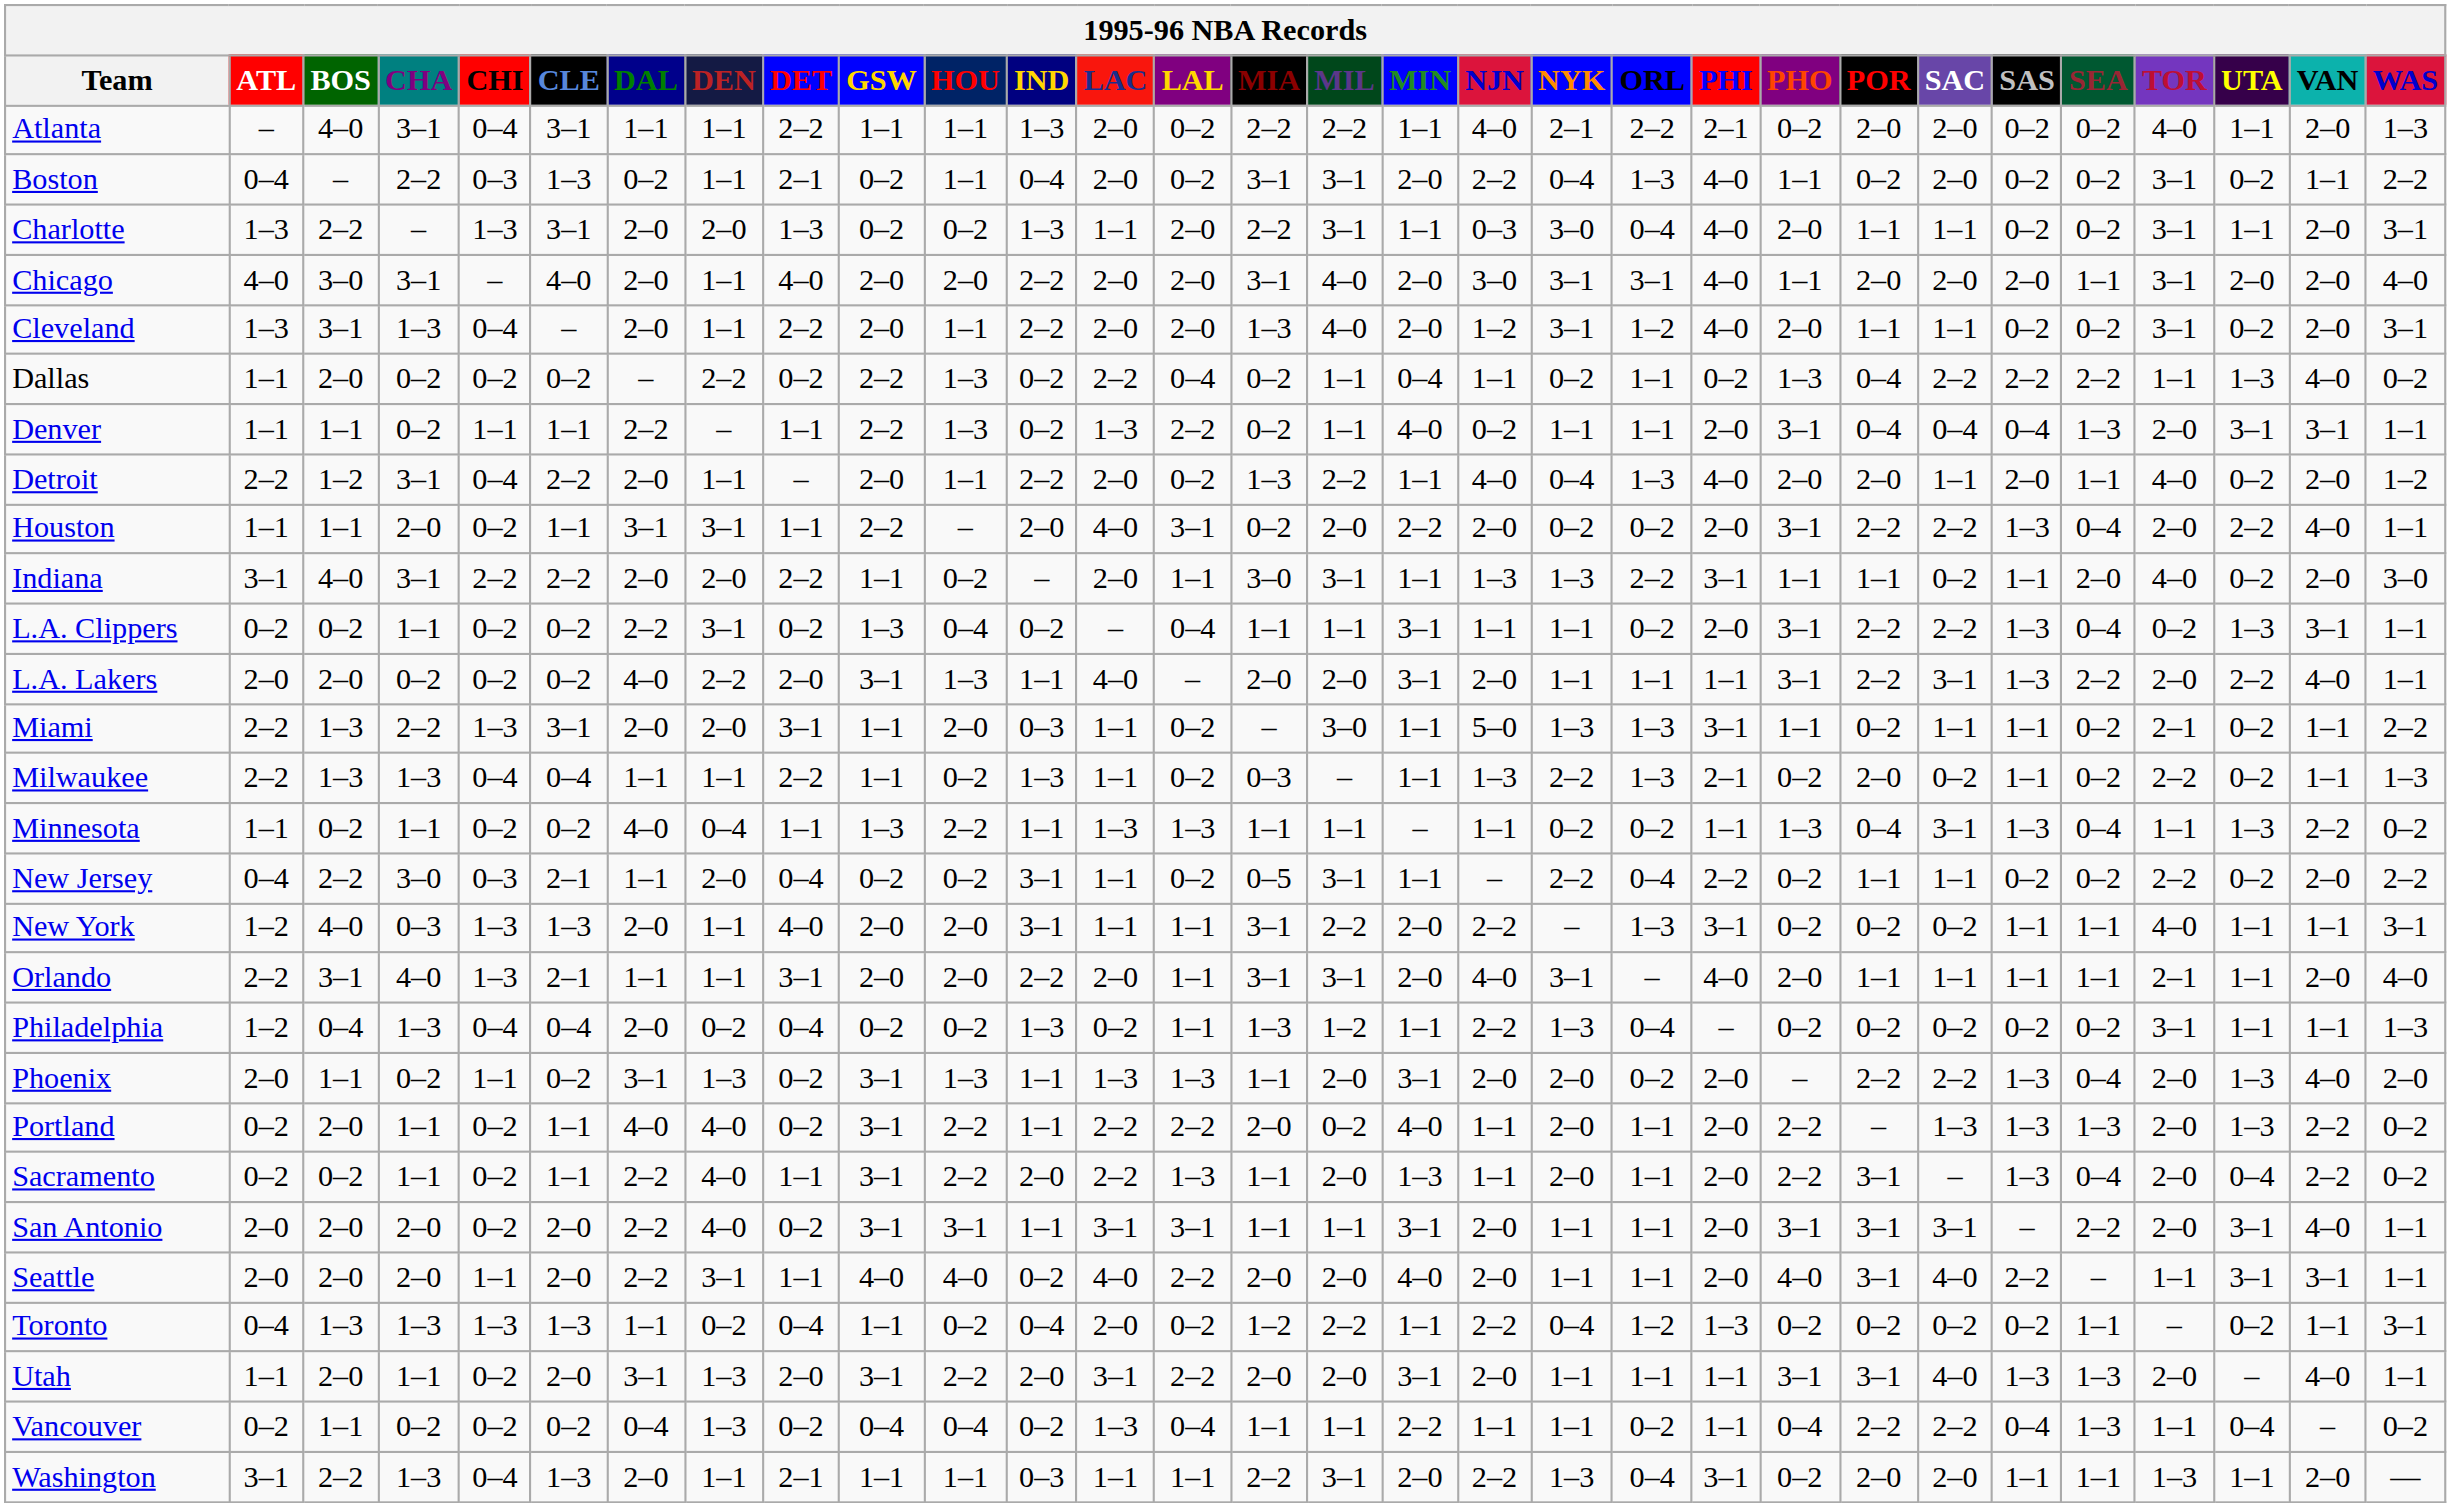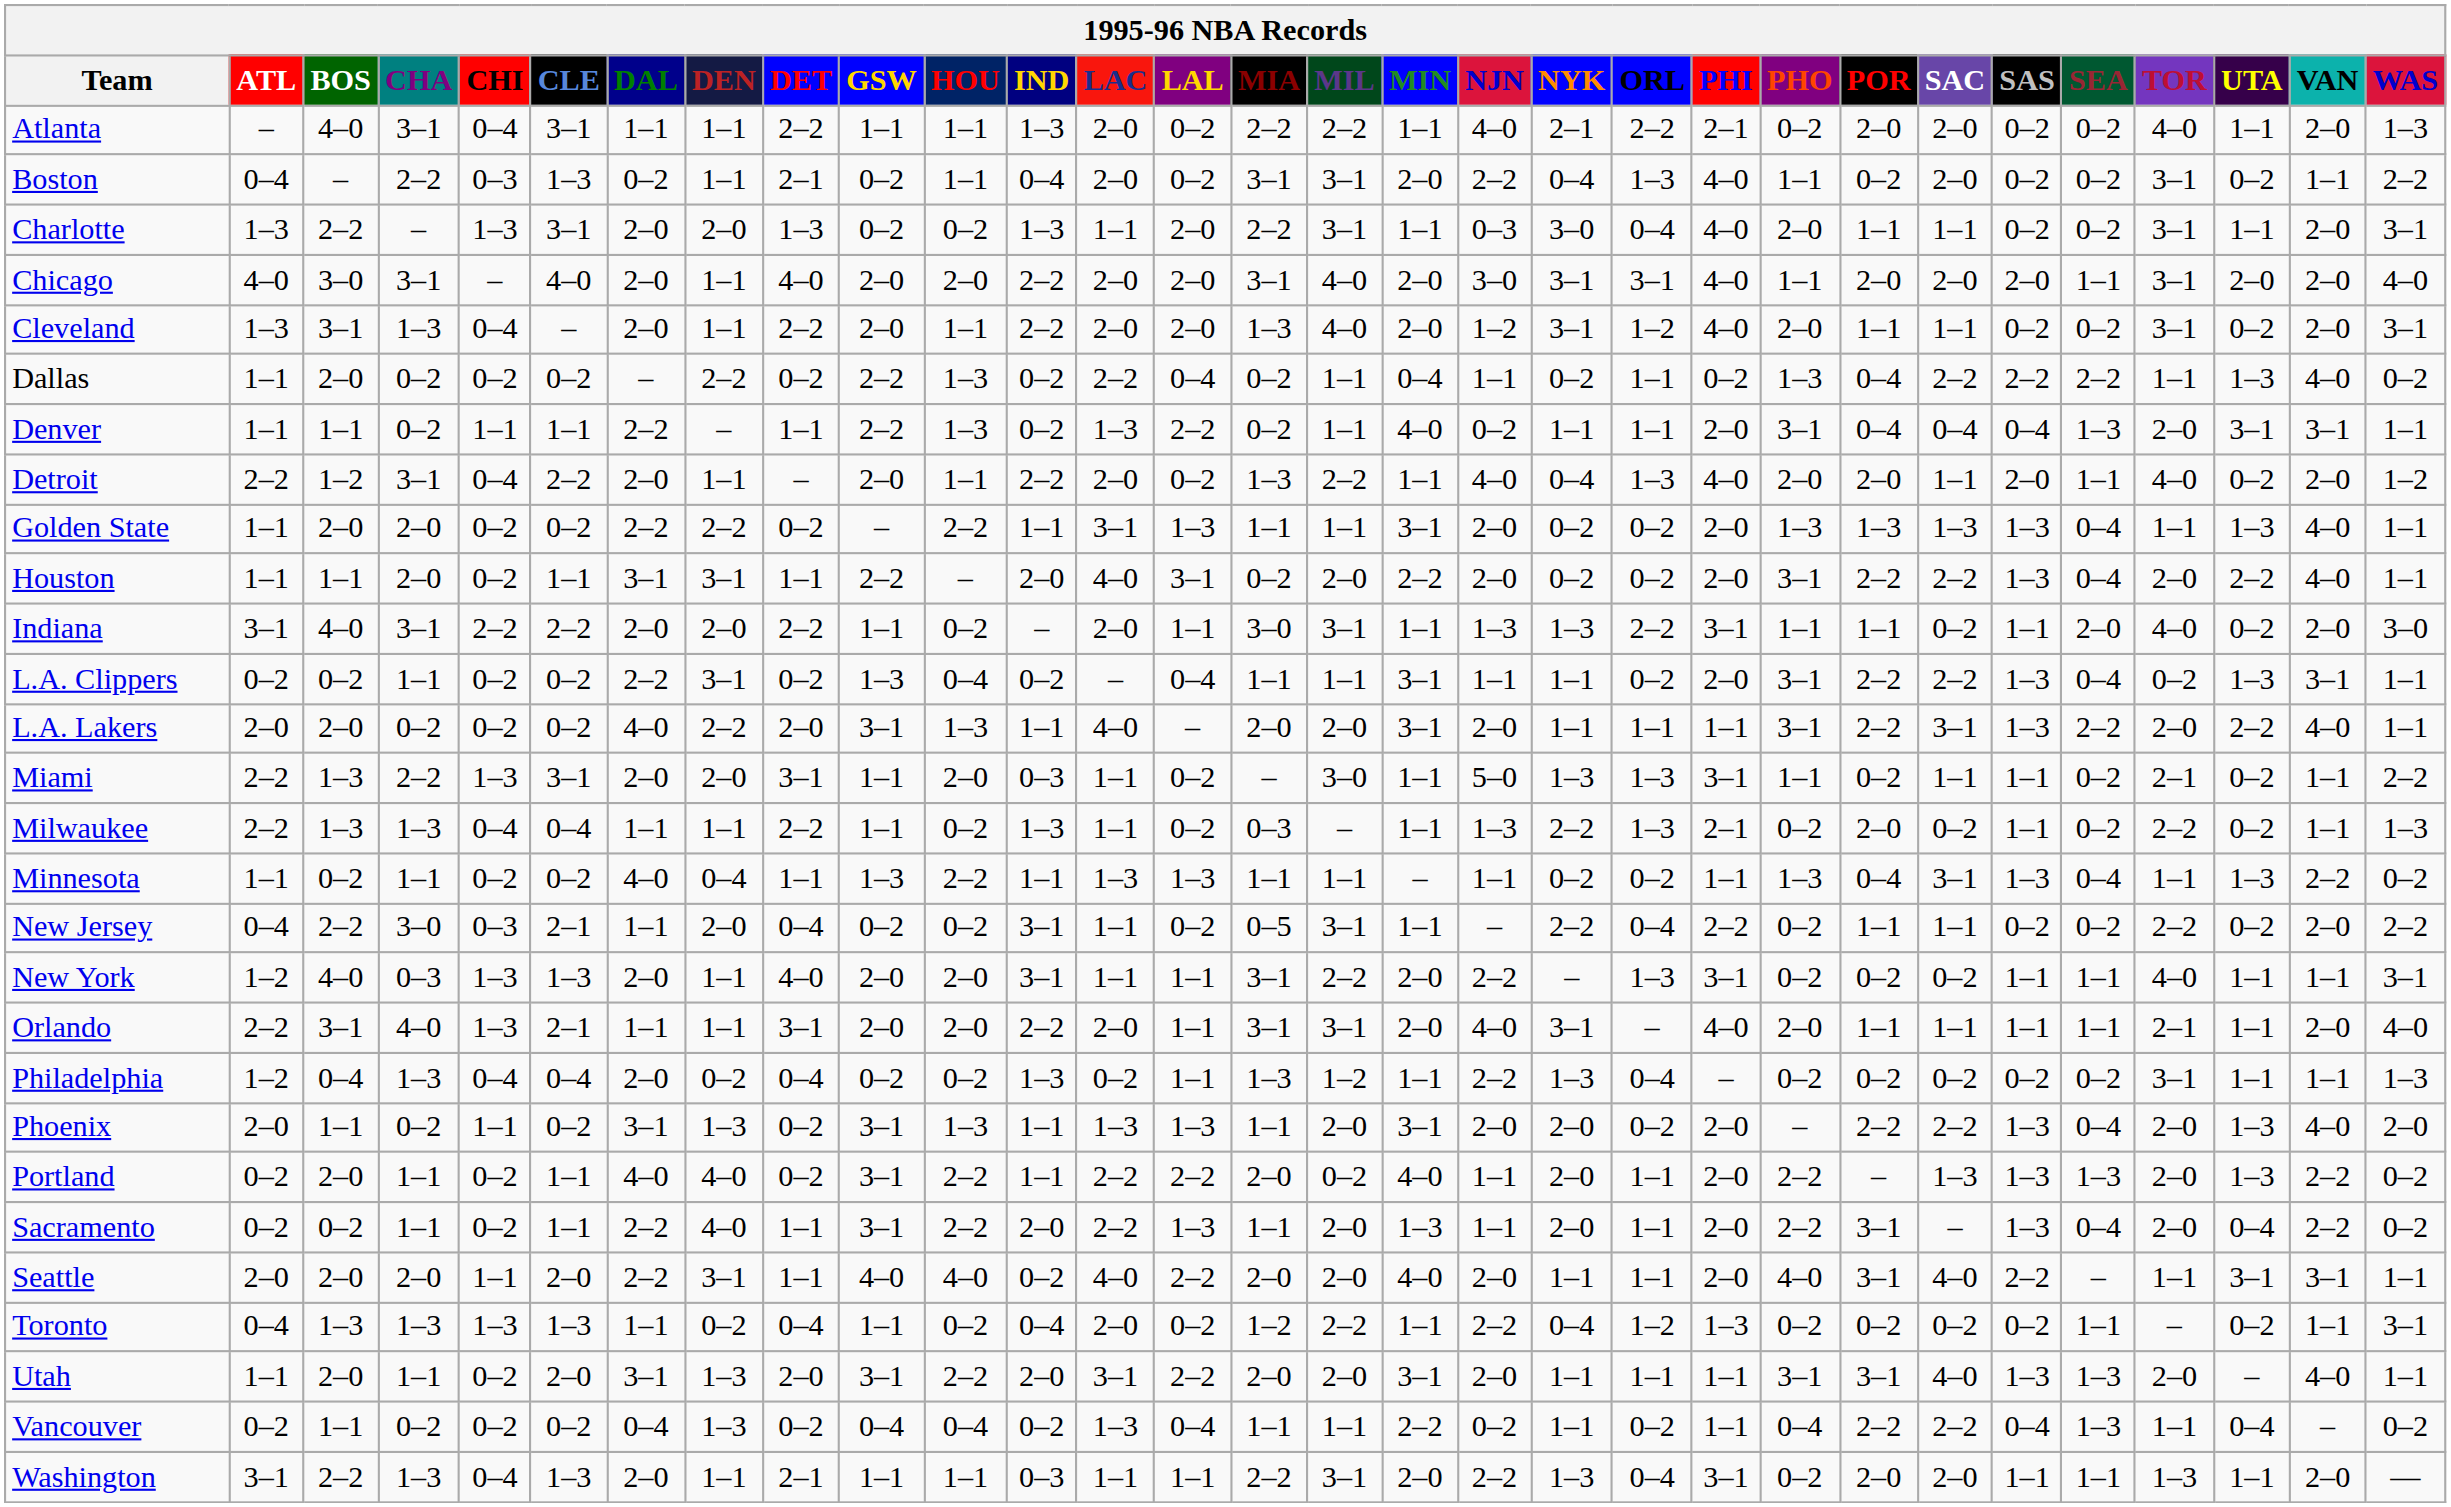+ row: (91, 528)
- row: (87, 1226)
(1495, 1426) 1–1 -> (1495, 1426) 0–2
